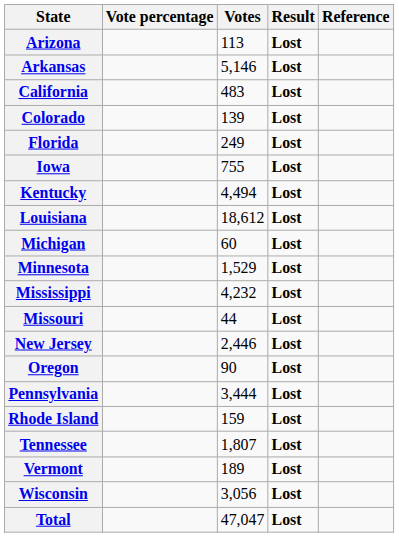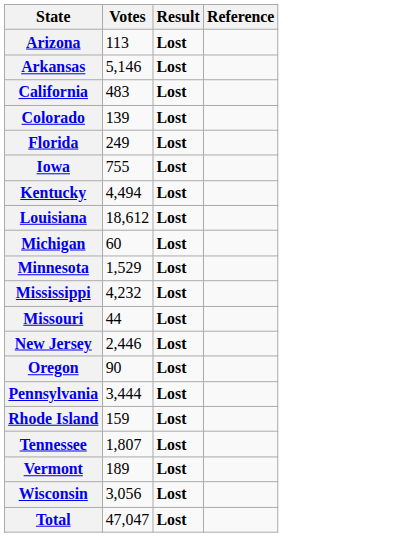- column: (160, 17)
